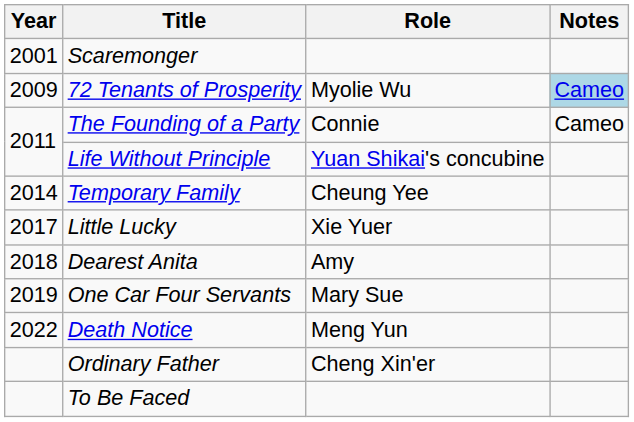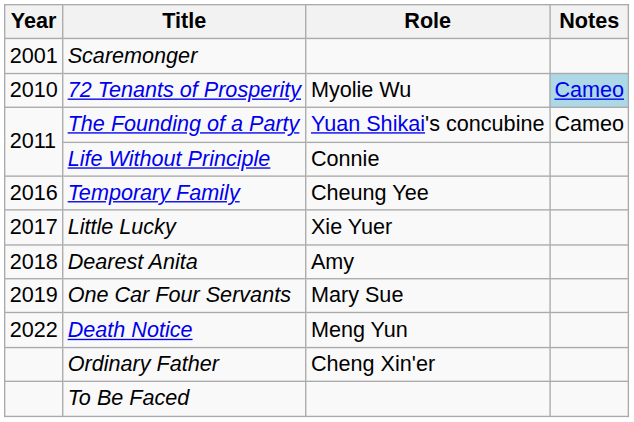(34, 90) 2009 -> (34, 90) 2010
(345, 124) Connie -> (428, 124) Yuan Shikai's concubine
(428, 158) Yuan Shikai's concubine -> (345, 158) Connie
(34, 192) 2014 -> (34, 192) 2016
